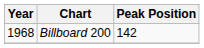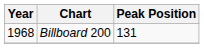(127, 33) 142 -> (127, 33) 131
